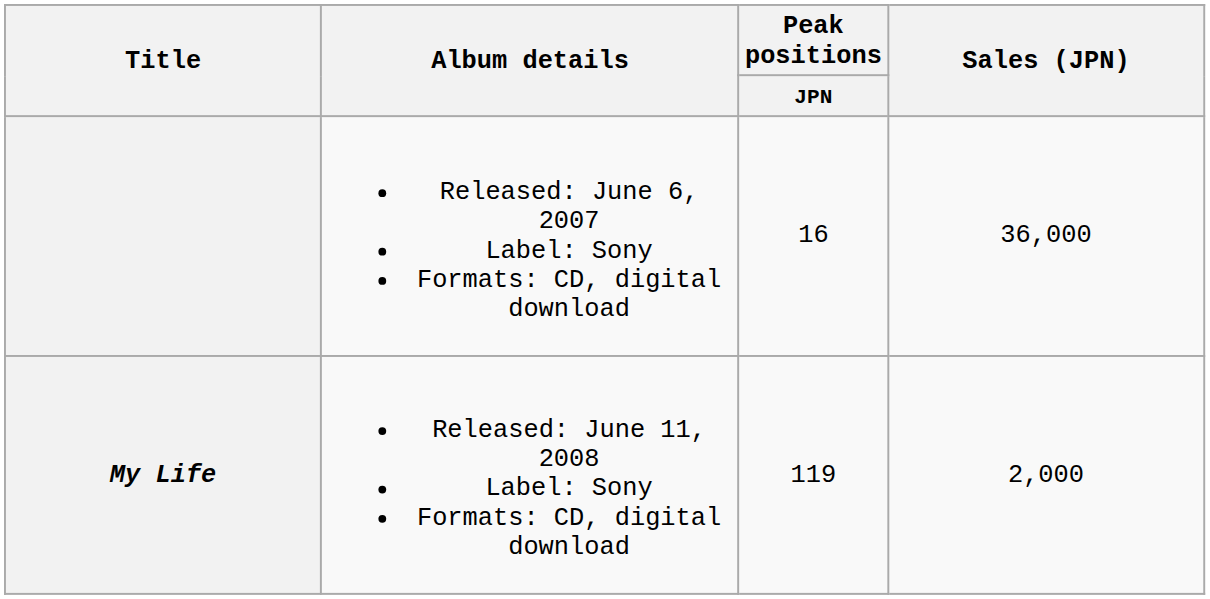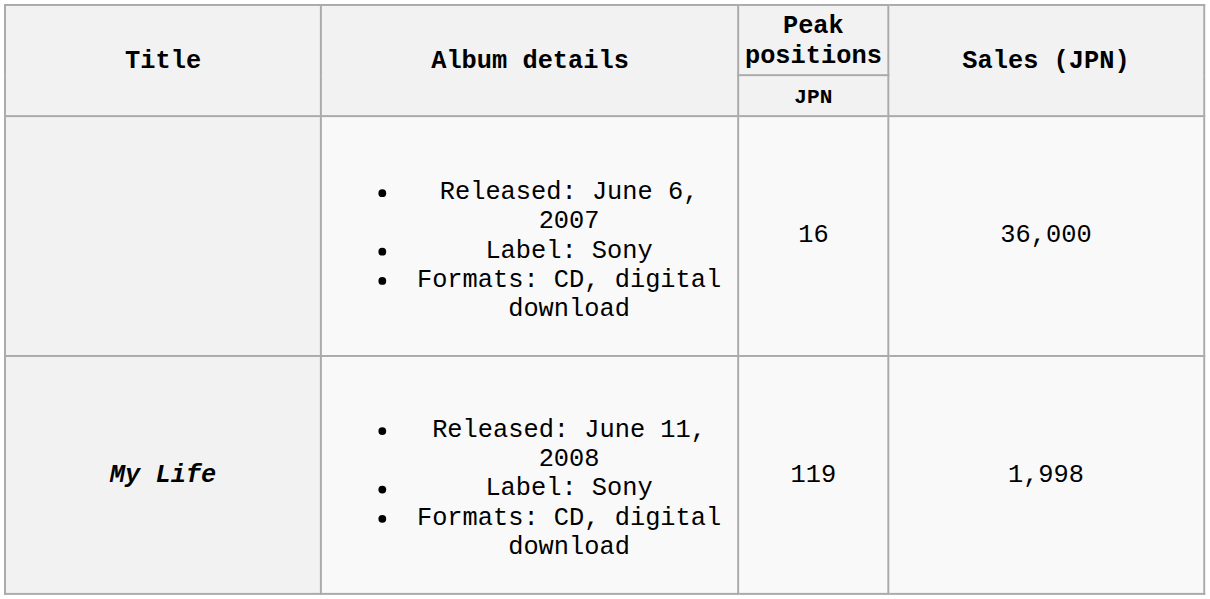(1046, 474) 2,000 -> (1046, 474) 1,998
